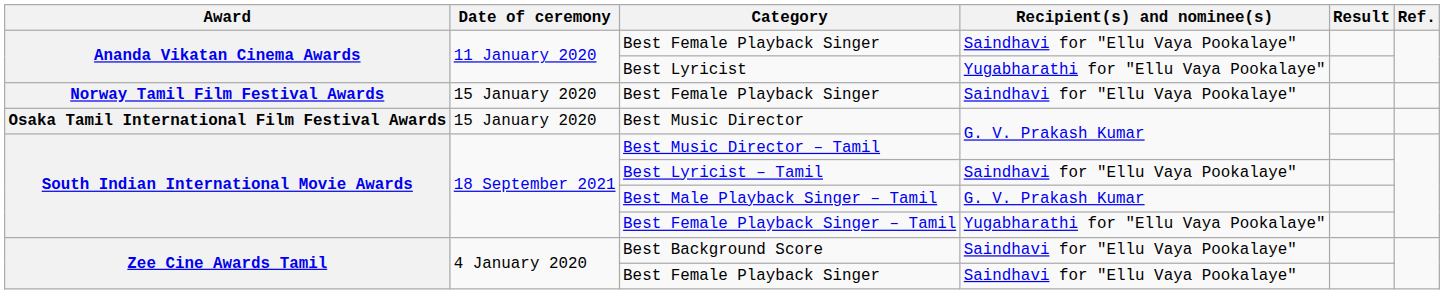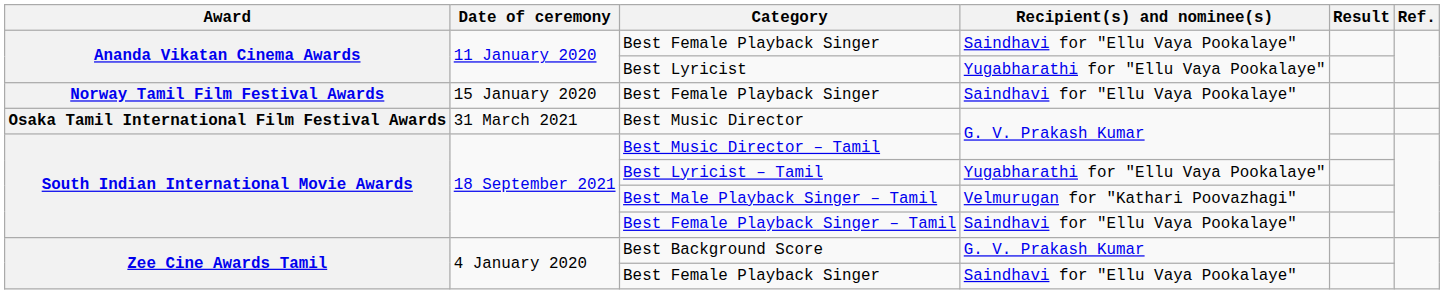(525, 121) 15 January 2020 -> (516, 121) 31 March 2021
(1130, 173) Saindhavi for "Ellu Vaya Pookalaye" -> (1145, 173) Yugabharathi for "Ellu Vaya Pookalaye"
(1054, 198) G. V. Prakash Kumar -> (1130, 198) Velmurugan for "Kathari Poovazhagi"
(1145, 224) Yugabharathi for "Ellu Vaya Pookalaye" -> (1130, 224) Saindhavi for "Ellu Vaya Pookalaye"
(1130, 250) Saindhavi for "Ellu Vaya Pookalaye" -> (1054, 250) G. V. Prakash Kumar
